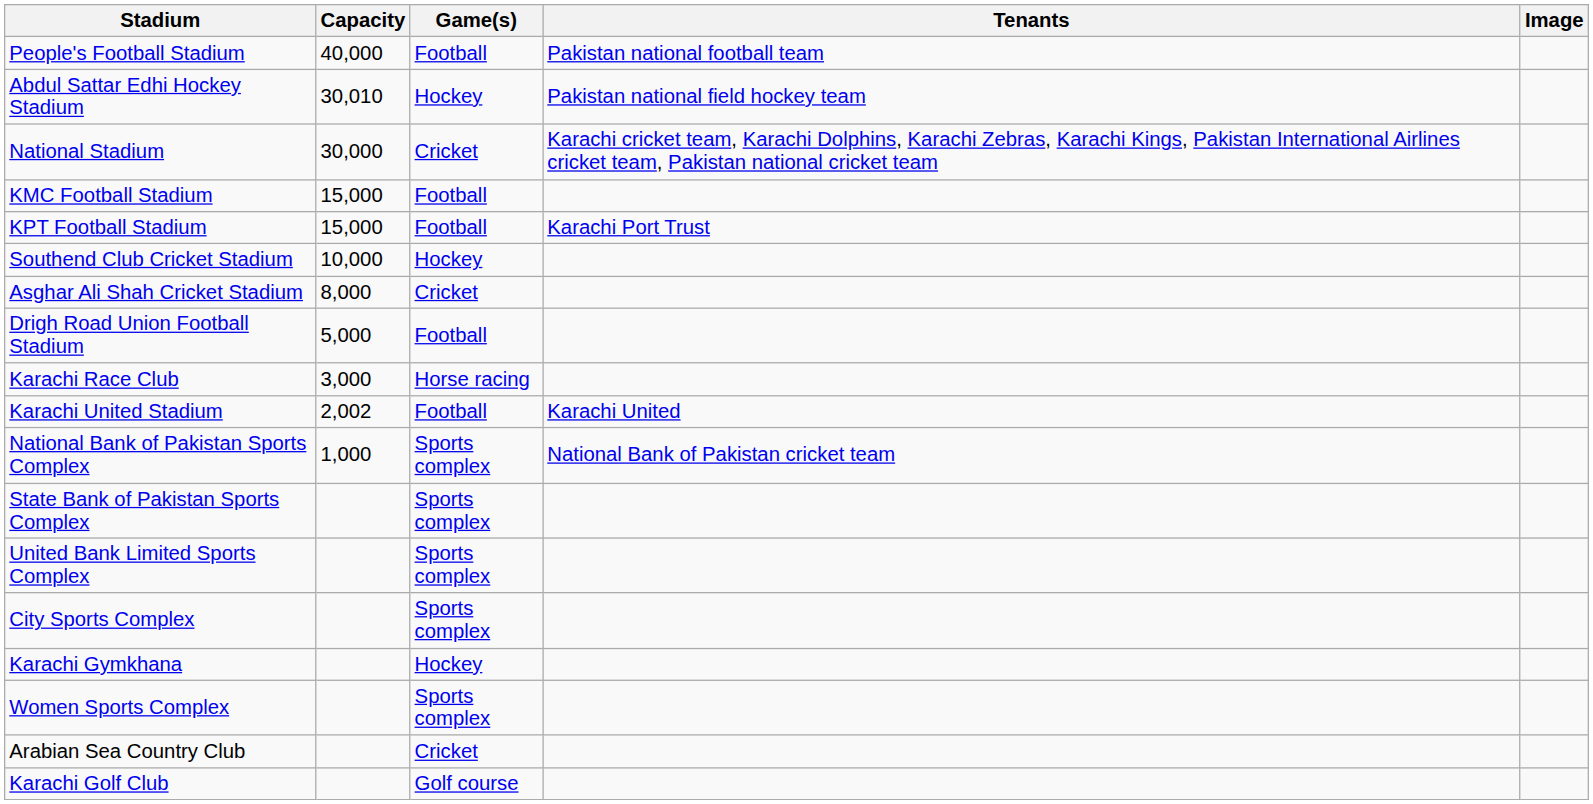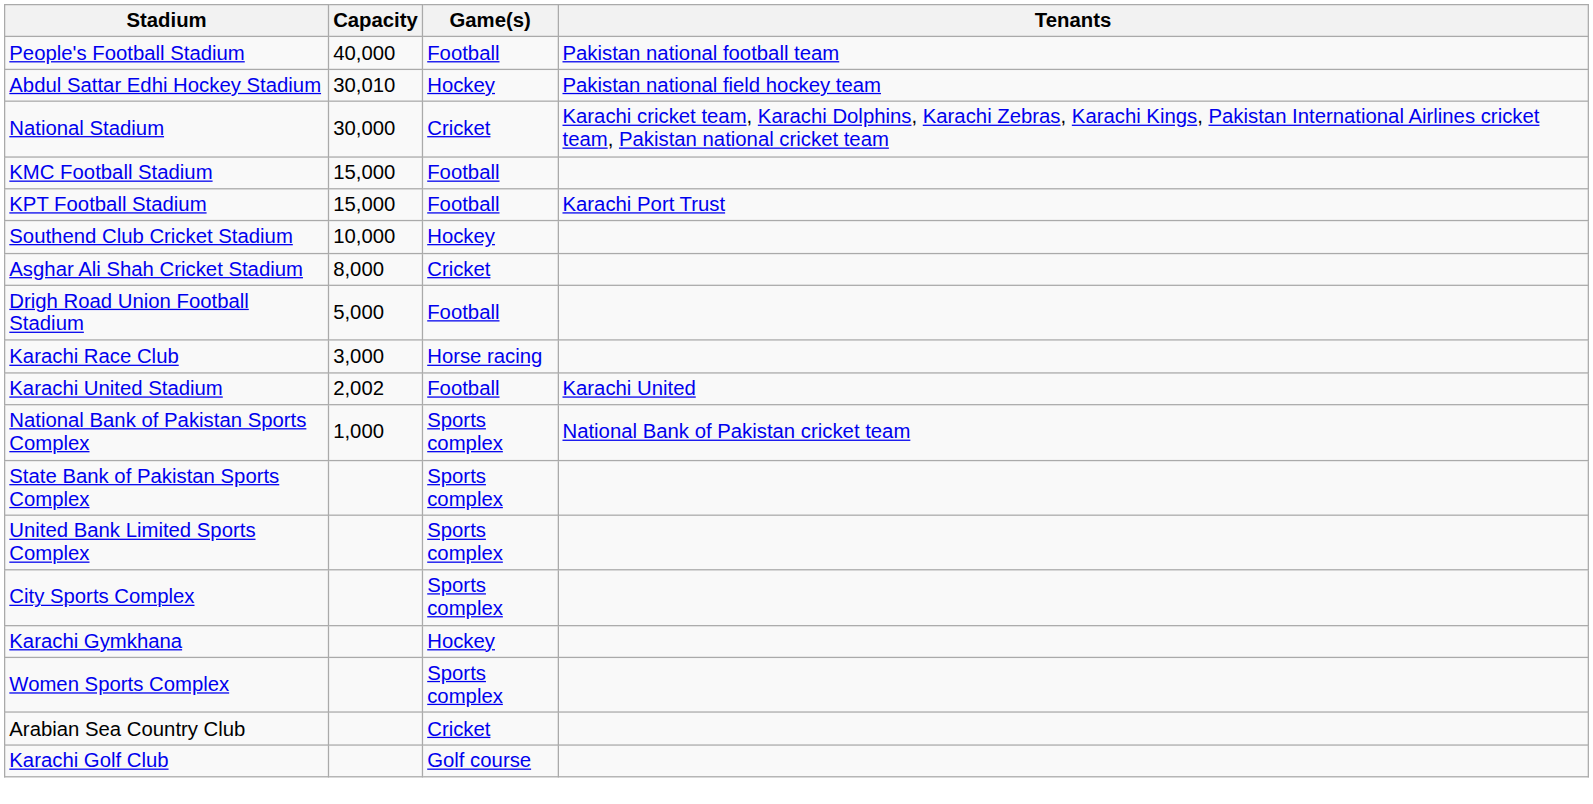- column: (1554, 20)
